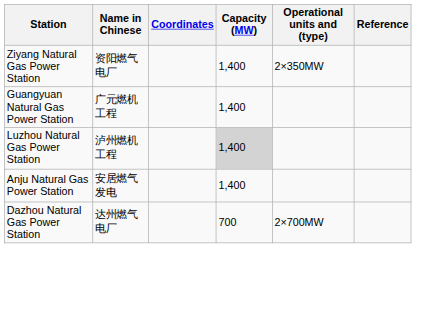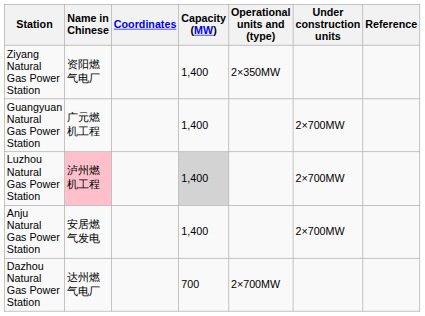+ column: (328, 25)
(116, 148) no background -> (83, 178) pink background
